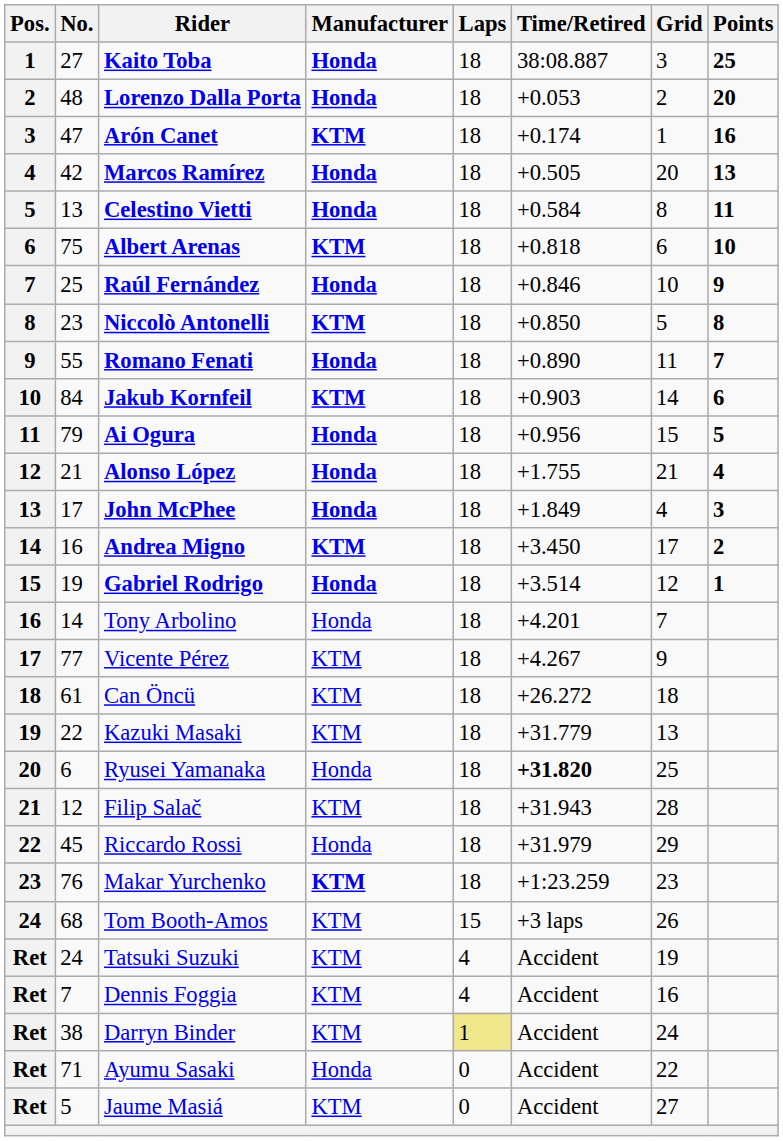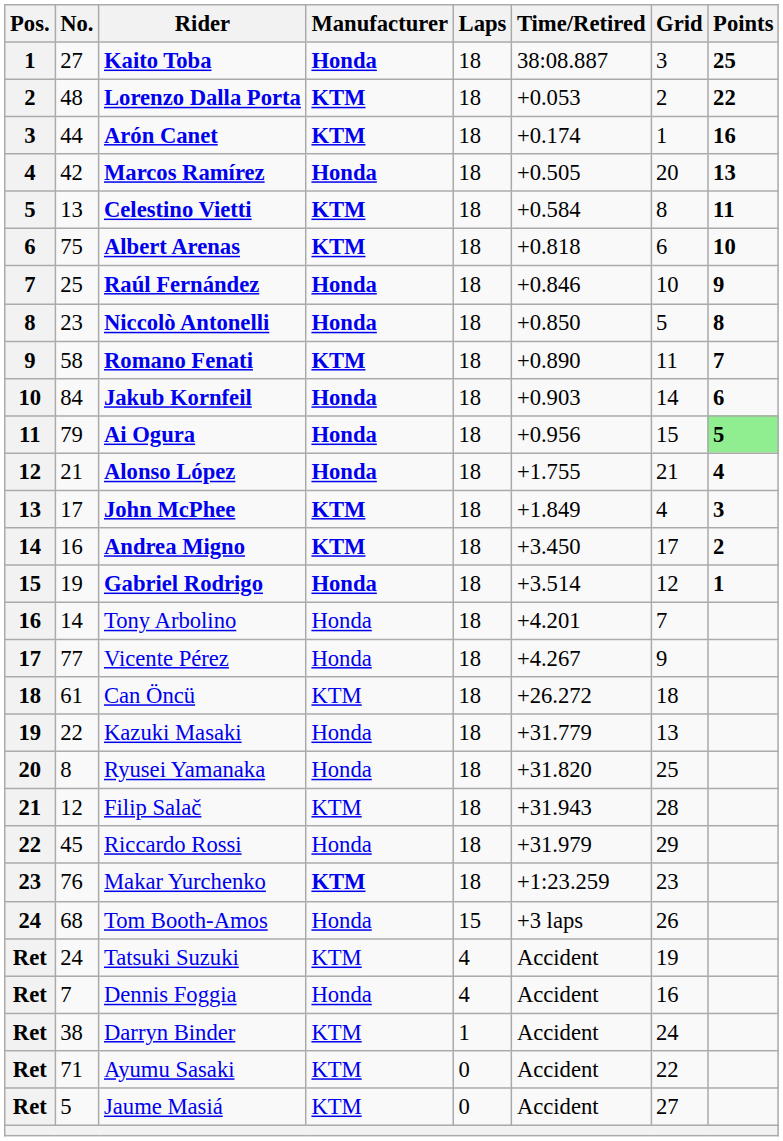(344, 98) Honda -> (338, 98) KTM
(724, 98) 20 -> (724, 98) 22
(71, 135) 47 -> (71, 135) 44
(344, 210) Honda -> (338, 210) KTM
(338, 322) KTM -> (344, 322) Honda
(71, 359) 55 -> (71, 359) 58
(344, 359) Honda -> (338, 359) KTM
(338, 396) KTM -> (344, 396) Honda
(719, 434) no background -> (719, 434) lightgreen background
(344, 508) Honda -> (338, 508) KTM
(337, 658) KTM -> (342, 658) Honda
(337, 732) KTM -> (342, 732) Honda
(66, 770) 6 -> (66, 770) 8
(554, 770) bold -> (554, 770) normal
(337, 919) KTM -> (342, 919) Honda
(337, 994) KTM -> (342, 994) Honda
(464, 1031) khaki background -> (464, 1031) no background
(342, 1068) Honda -> (337, 1068) KTM
